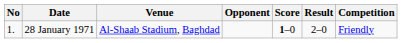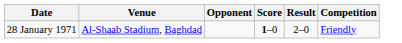- column: (13, 12)
